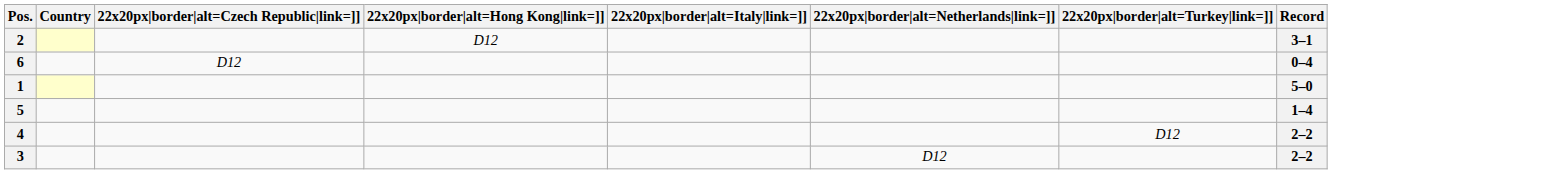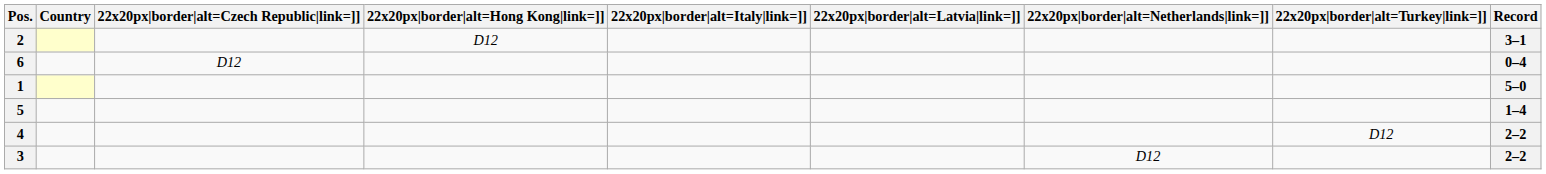+ column: (917, 16)
